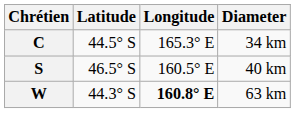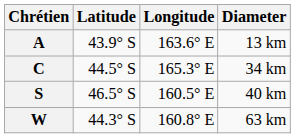+ row: (39, 42)
(186, 94) bold -> (186, 119) normal
